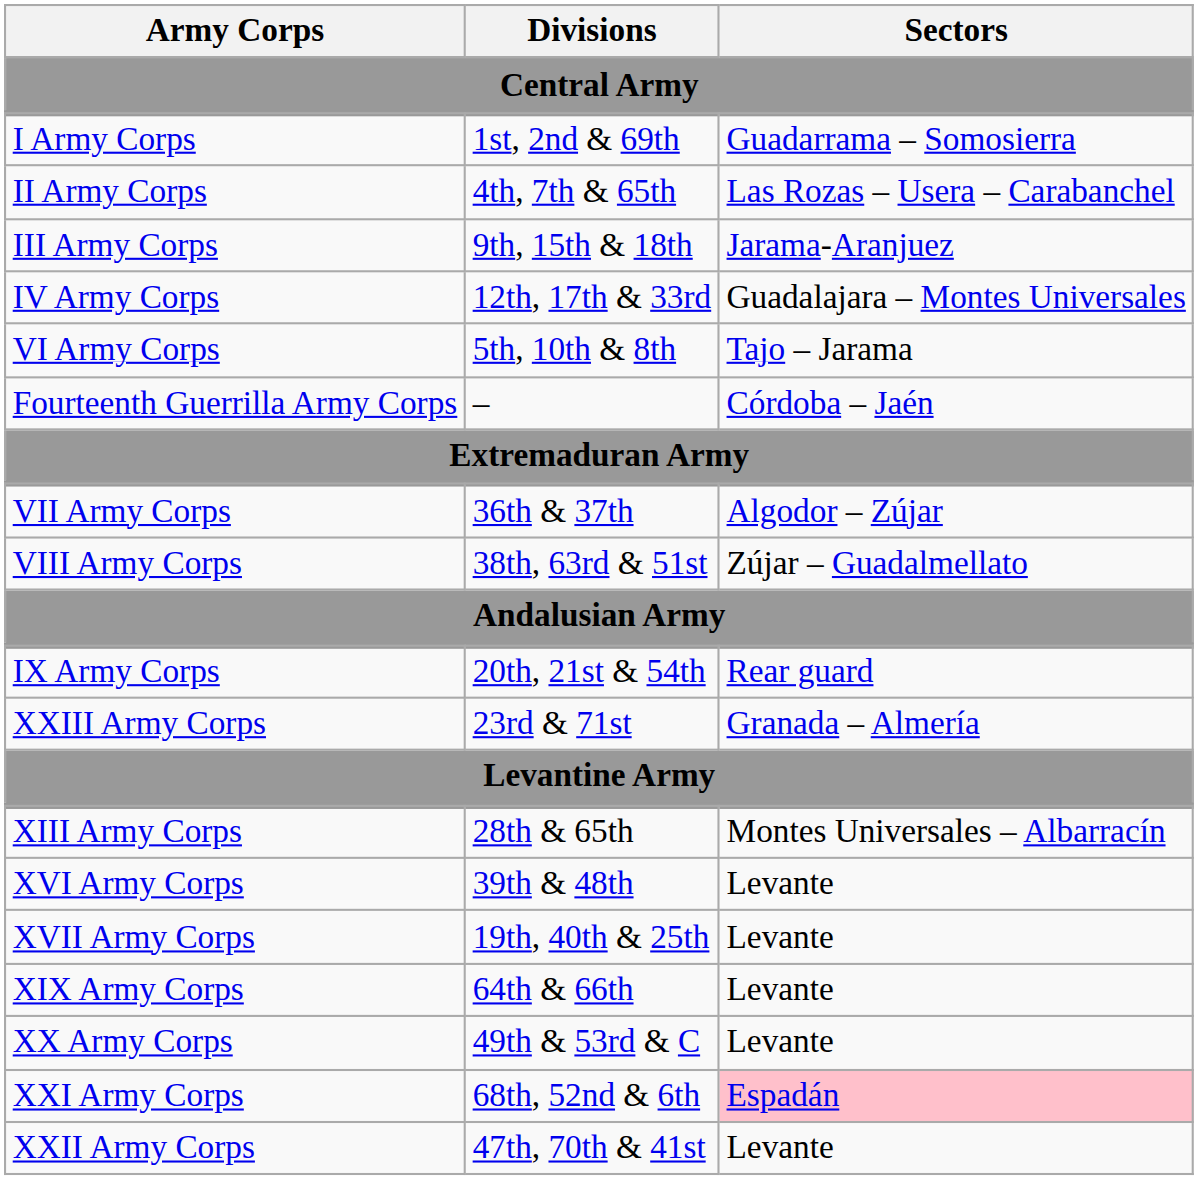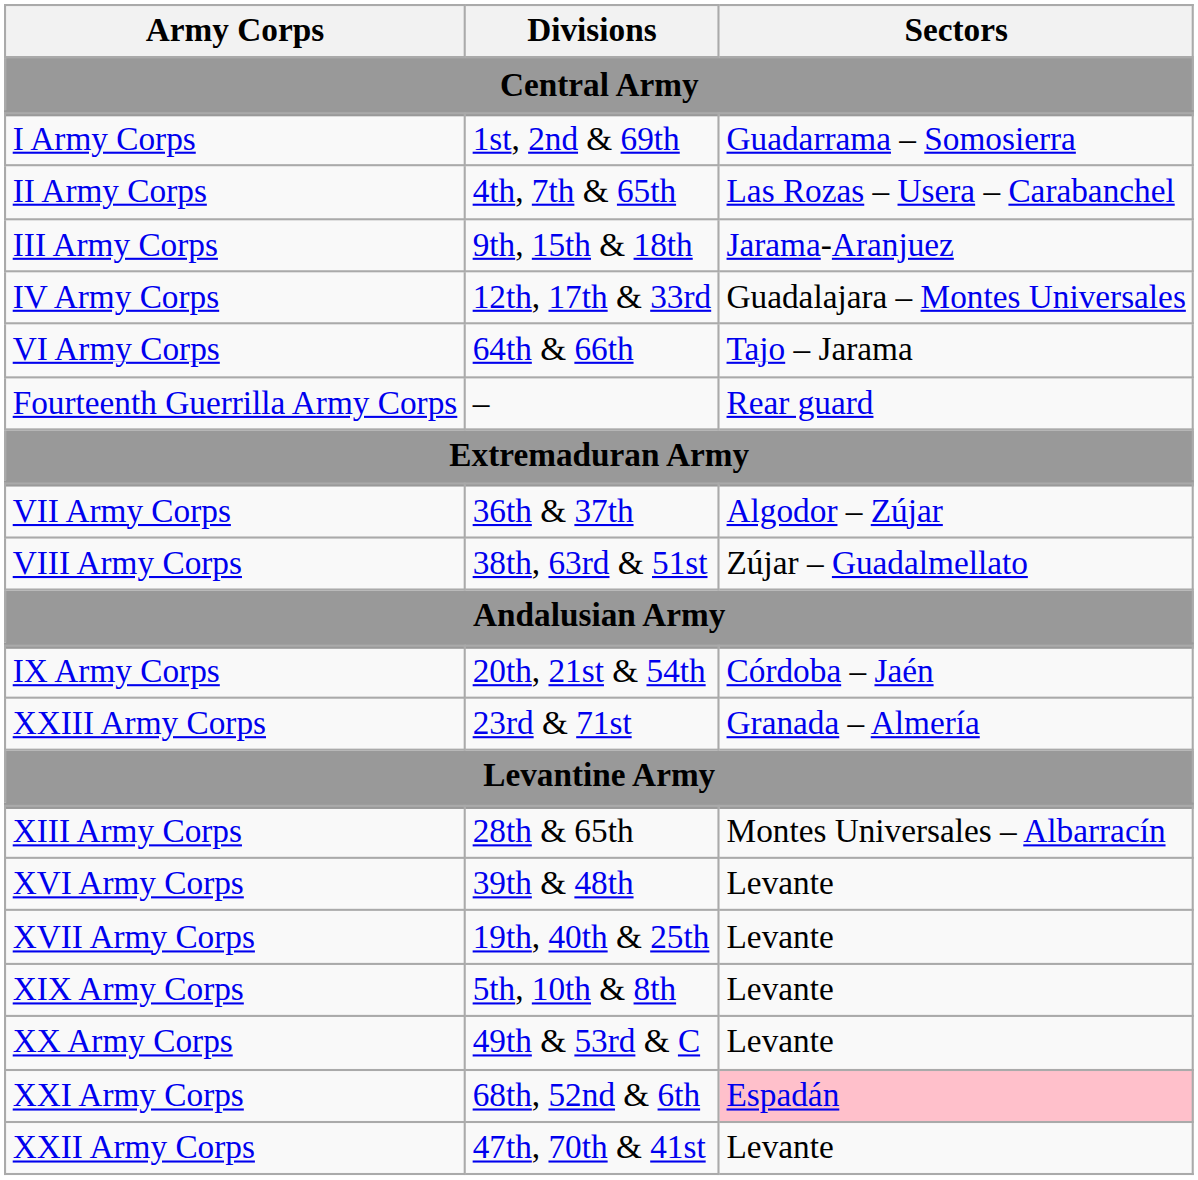(574, 349) 5th, 10th & 8th -> (553, 349) 64th & 66th
(830, 402) Córdoba – Jaén -> (800, 402) Rear guard
(800, 670) Rear guard -> (830, 670) Córdoba – Jaén
(553, 989) 64th & 66th -> (574, 989) 5th, 10th & 8th
